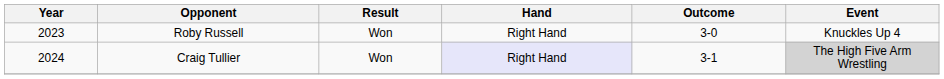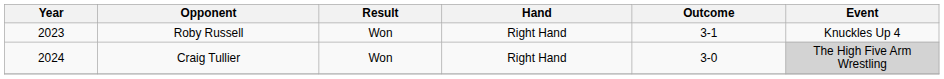(709, 32) 3-0 -> (709, 32) 3-1
(537, 58) lavender background -> (537, 58) no background
(709, 58) 3-1 -> (709, 58) 3-0
